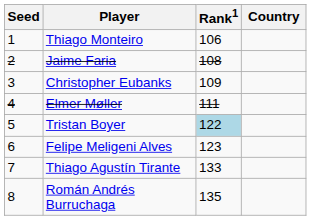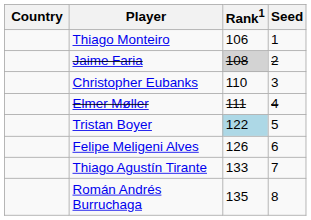columns swapped: (274, 16) <-> (24, 16)
(210, 61) no background -> (237, 61) lightgrey background
(210, 82) 109 -> (236, 82) 110
(210, 146) 123 -> (237, 146) 126
